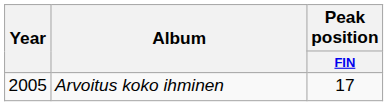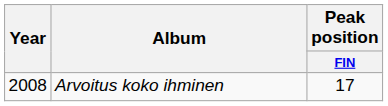(28, 86) 2005 -> (28, 86) 2008
